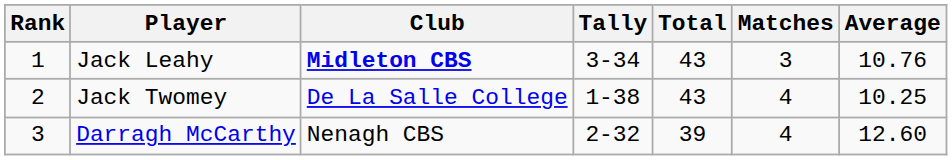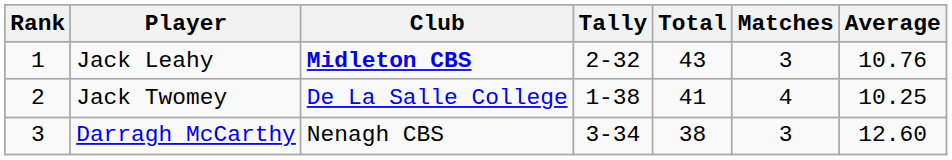(613, 61) 3-34 -> (613, 61) 2-32
(692, 98) 43 -> (692, 98) 41
(613, 135) 2-32 -> (613, 135) 3-34
(692, 135) 39 -> (692, 135) 38
(786, 135) 4 -> (786, 135) 3
